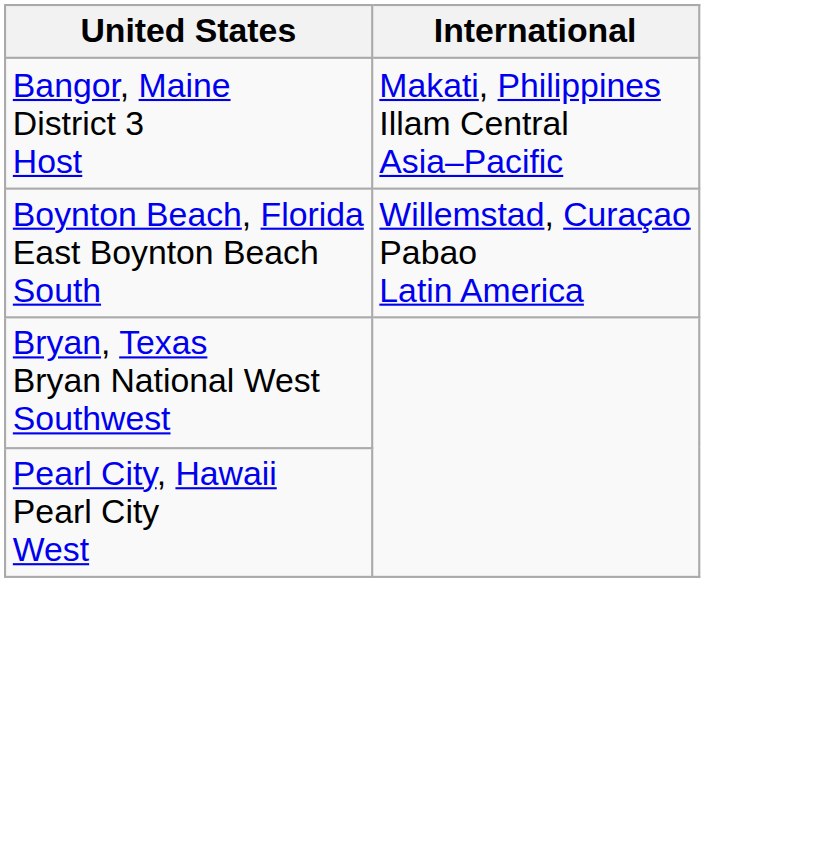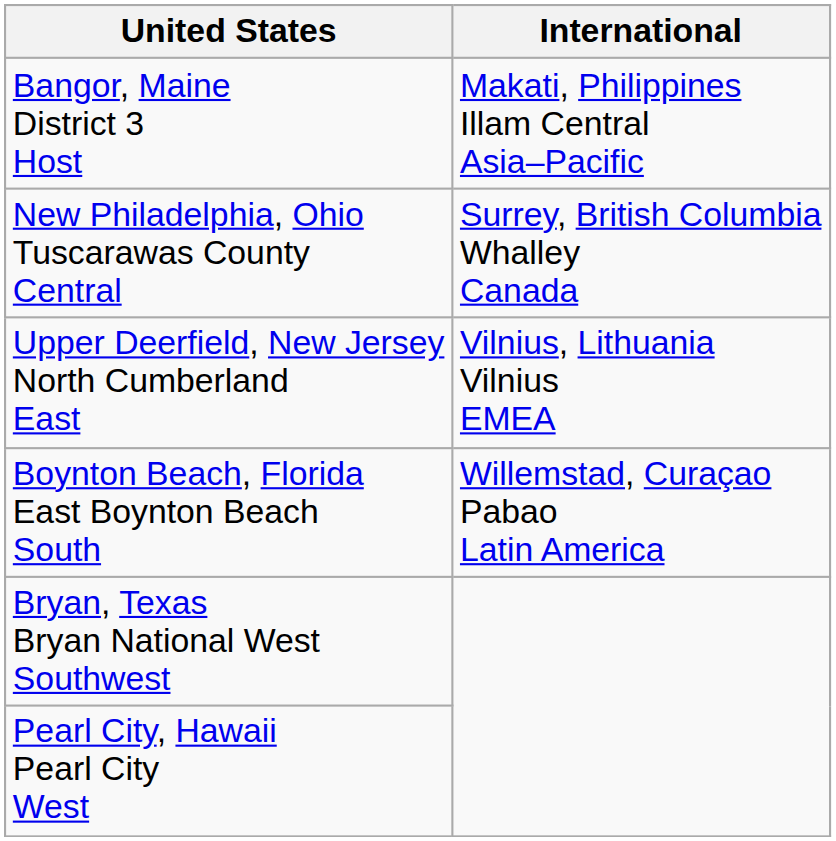+ row: (188, 252)
+ row: (229, 381)
